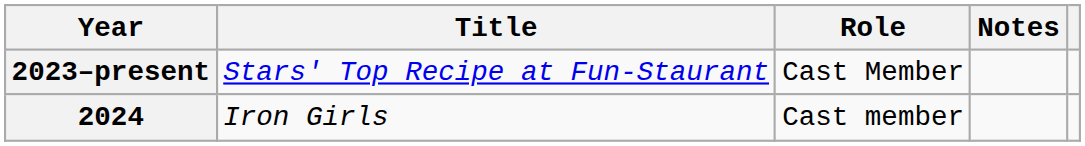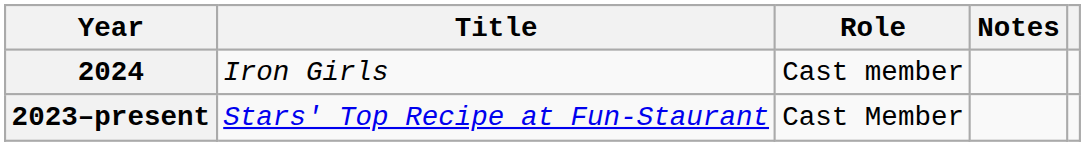rows swapped: (111, 72) <-> (111, 117)
